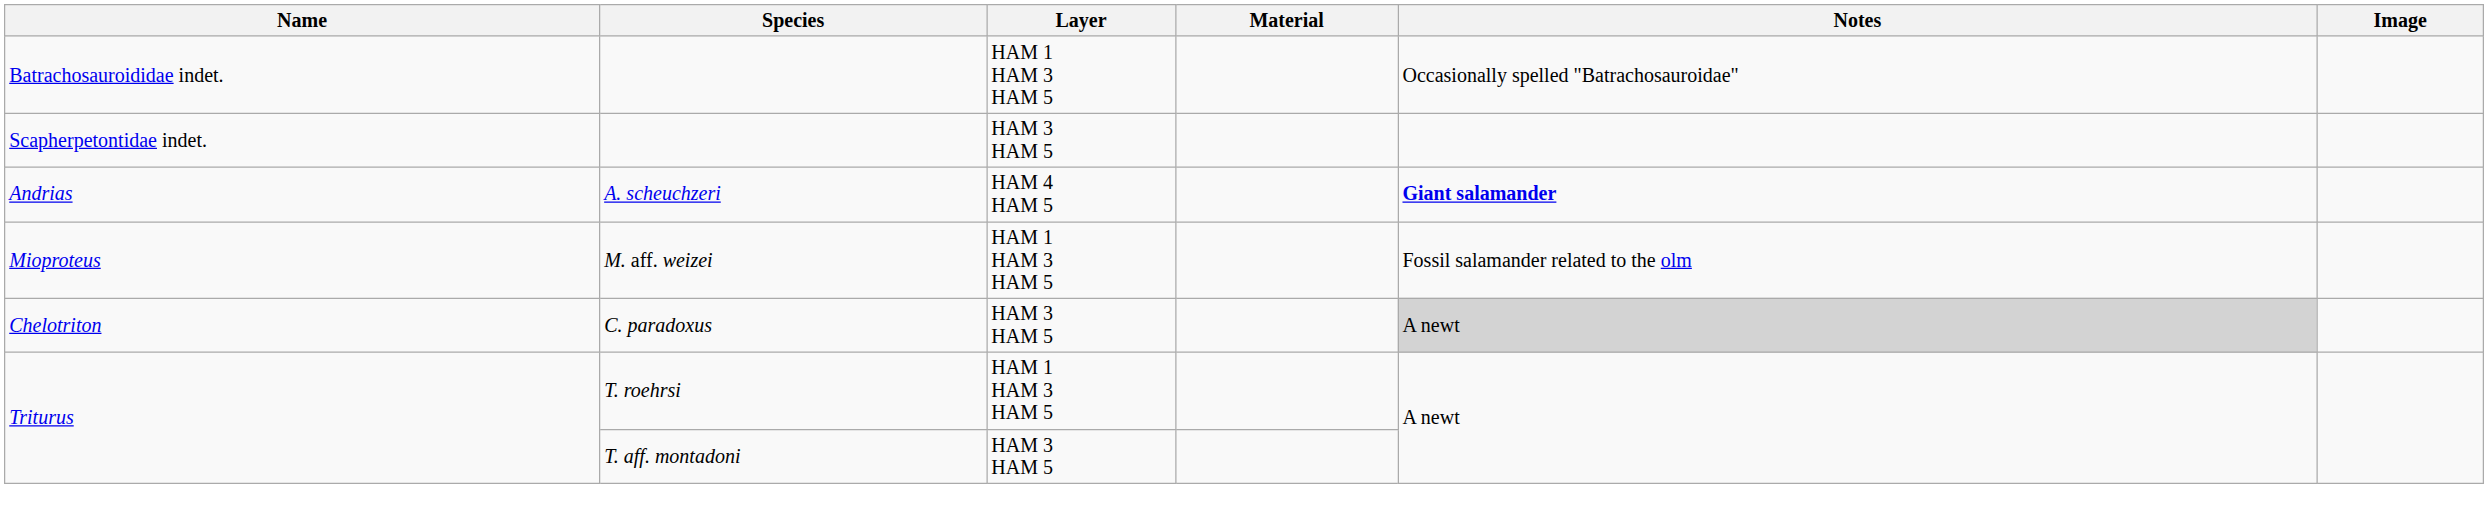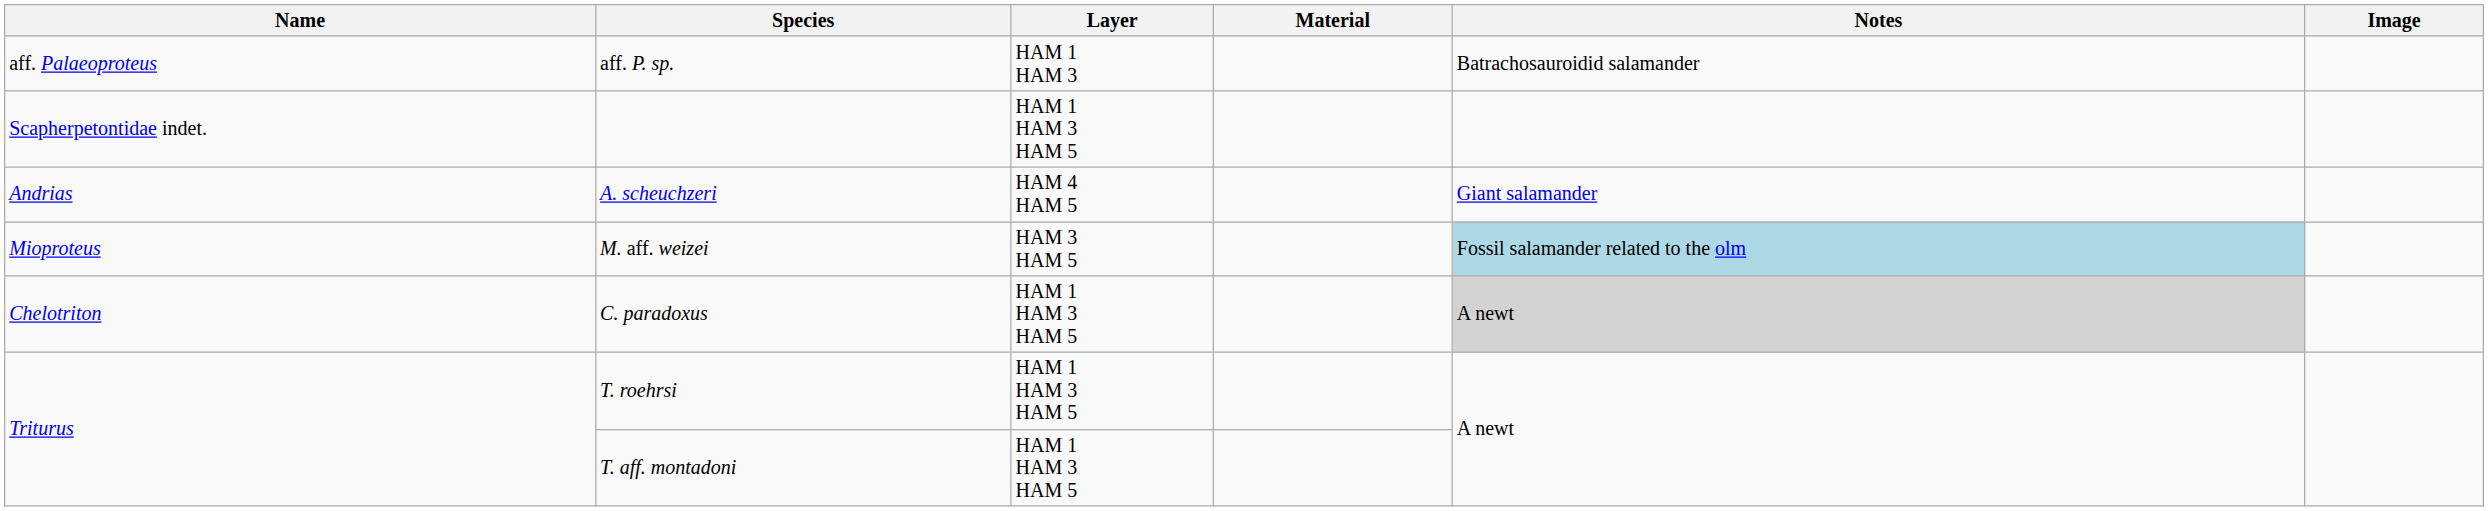- row: (116, 74)
+ row: (83, 63)
(1022, 140) HAM 3 HAM 5 -> (1046, 128) HAM 1 HAM 3 HAM 5
(1479, 194) bold -> (1527, 194) normal
(1022, 259) HAM 1 HAM 3 HAM 5 -> (1046, 248) HAM 3 HAM 5
(1547, 259) no background -> (1601, 248) lightblue background
(1022, 325) HAM 3 HAM 5 -> (1046, 313) HAM 1 HAM 3 HAM 5
(1022, 456) HAM 3 HAM 5 -> (1046, 467) HAM 1 HAM 3 HAM 5
